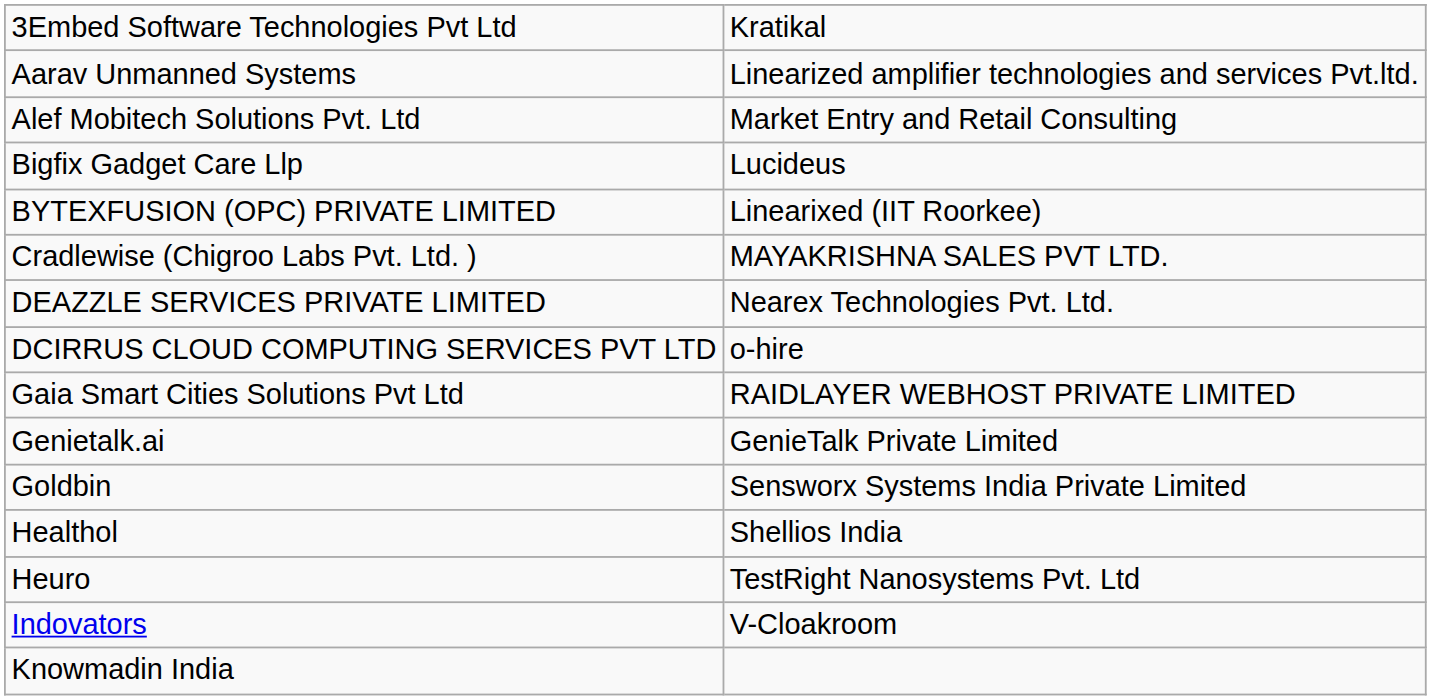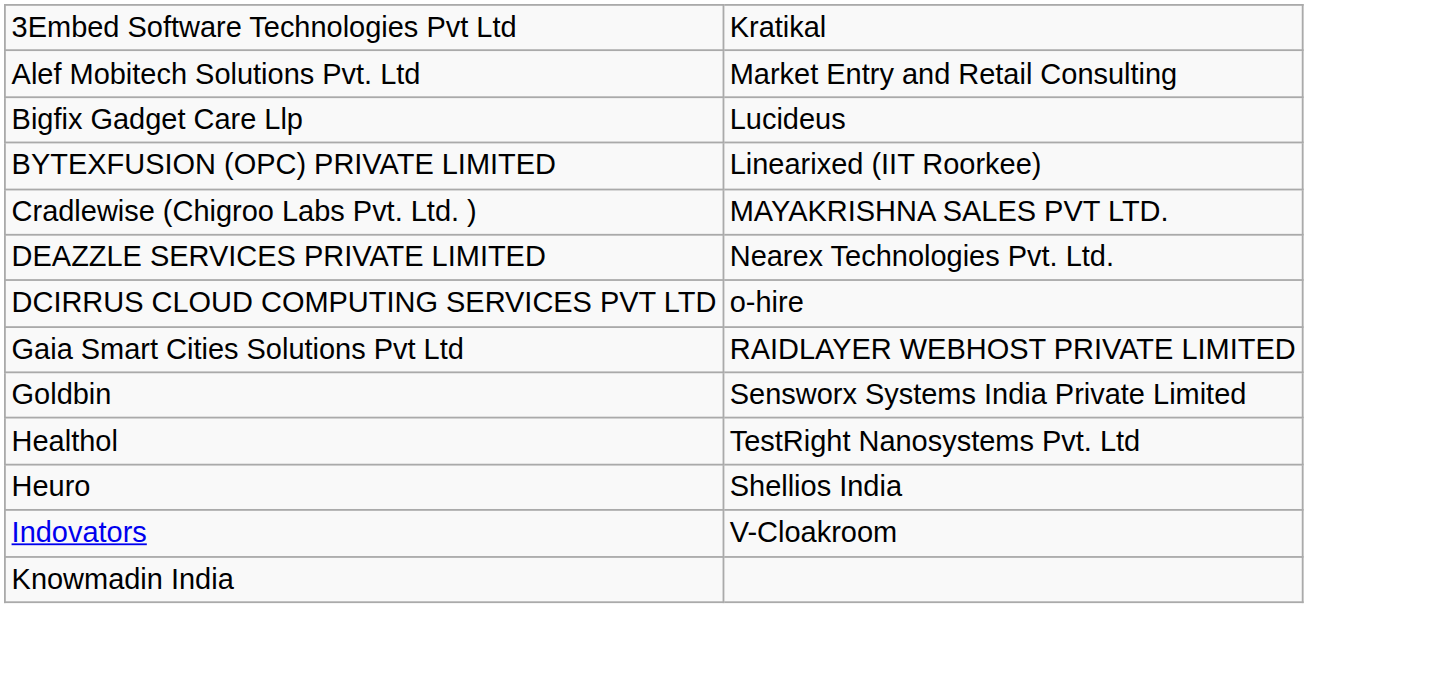- row: (184, 73)
- row: (88, 440)
(816, 532) Shellios India -> (935, 440) TestRight Nanosystems Pvt. Ltd
(935, 578) TestRight Nanosystems Pvt. Ltd -> (816, 486) Shellios India
